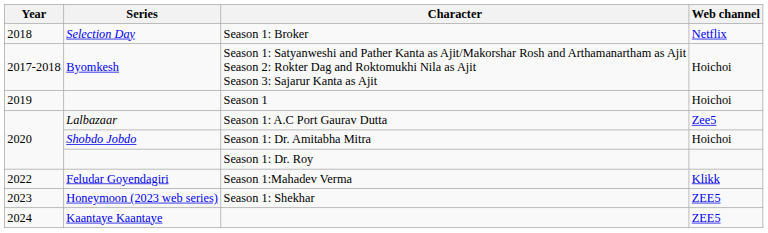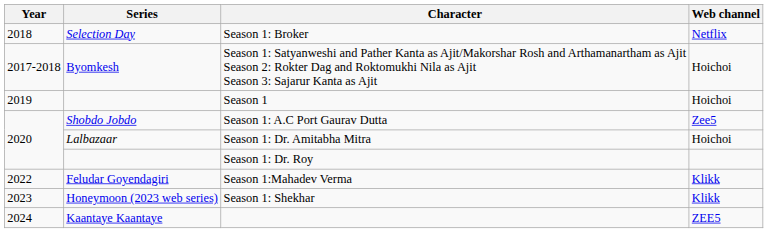(92, 120) Lalbazaar -> (101, 120) Shobdo Jobdo
(101, 139) Shobdo Jobdo -> (92, 139) Lalbazaar
(706, 198) ZEE5 -> (706, 198) Klikk
